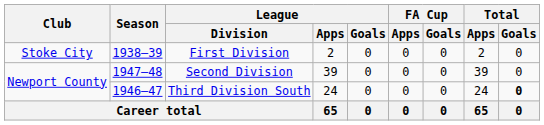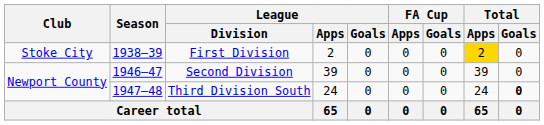(481, 53) no background -> (481, 53) gold background
(138, 72) 1947–48 -> (138, 72) 1946–47
(138, 91) 1946–47 -> (138, 91) 1947–48
